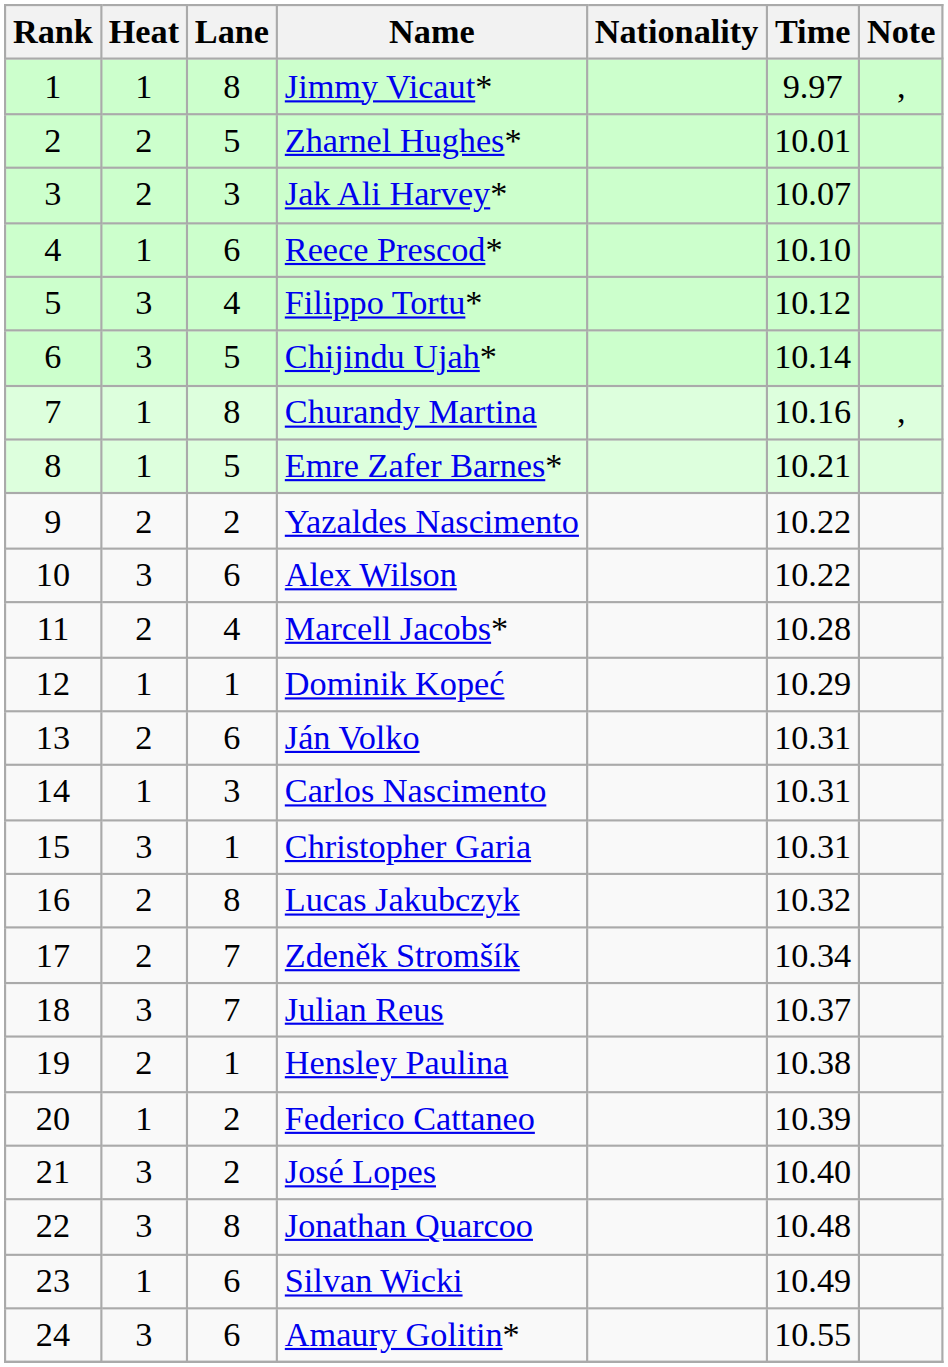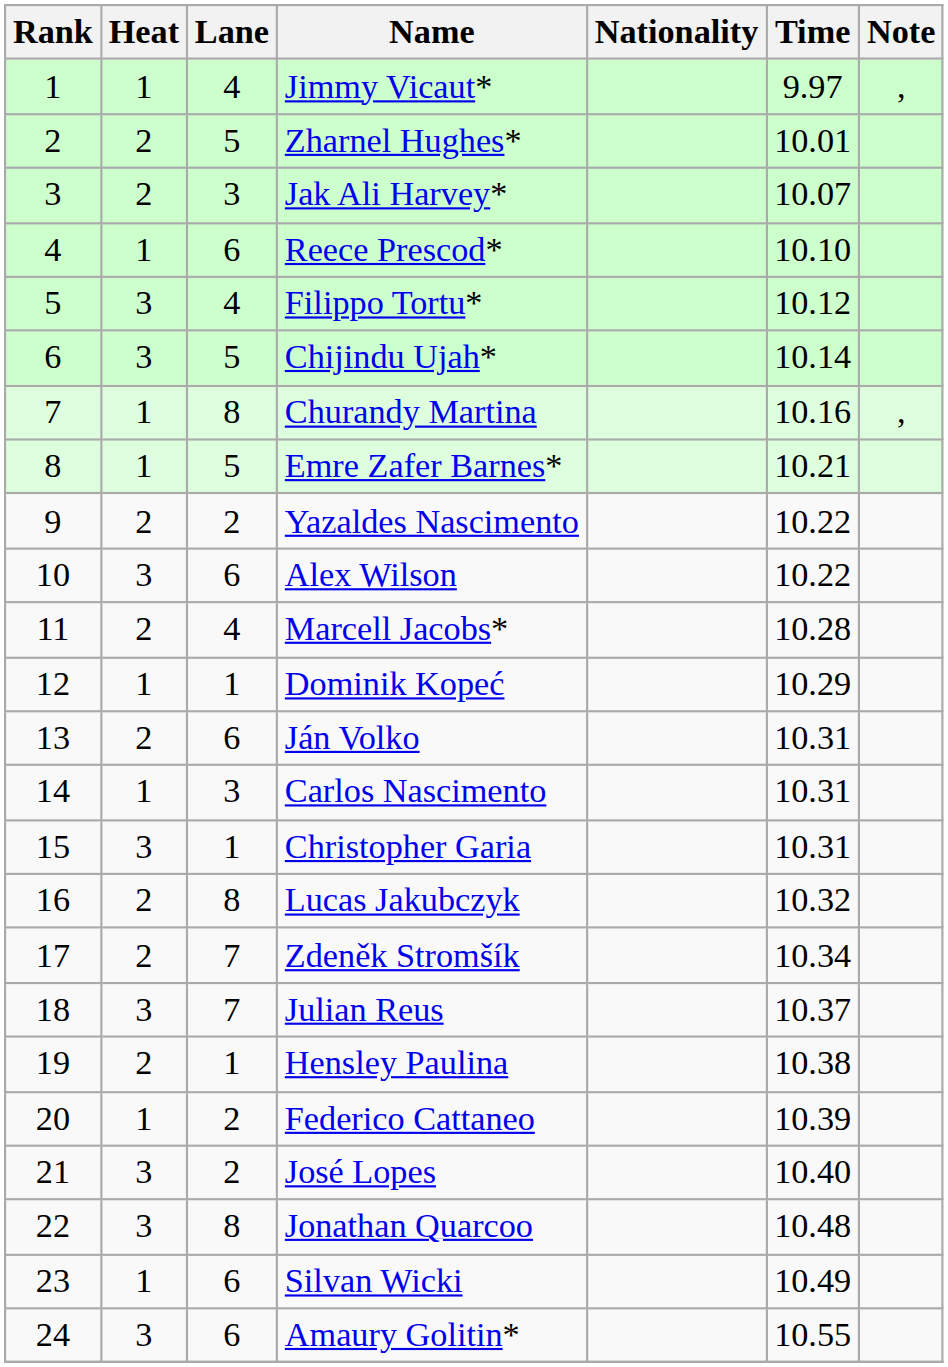(232, 85) 8 -> (232, 85) 4
